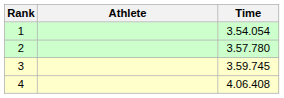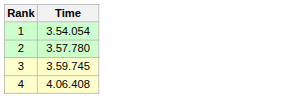- column: (128, 13)
